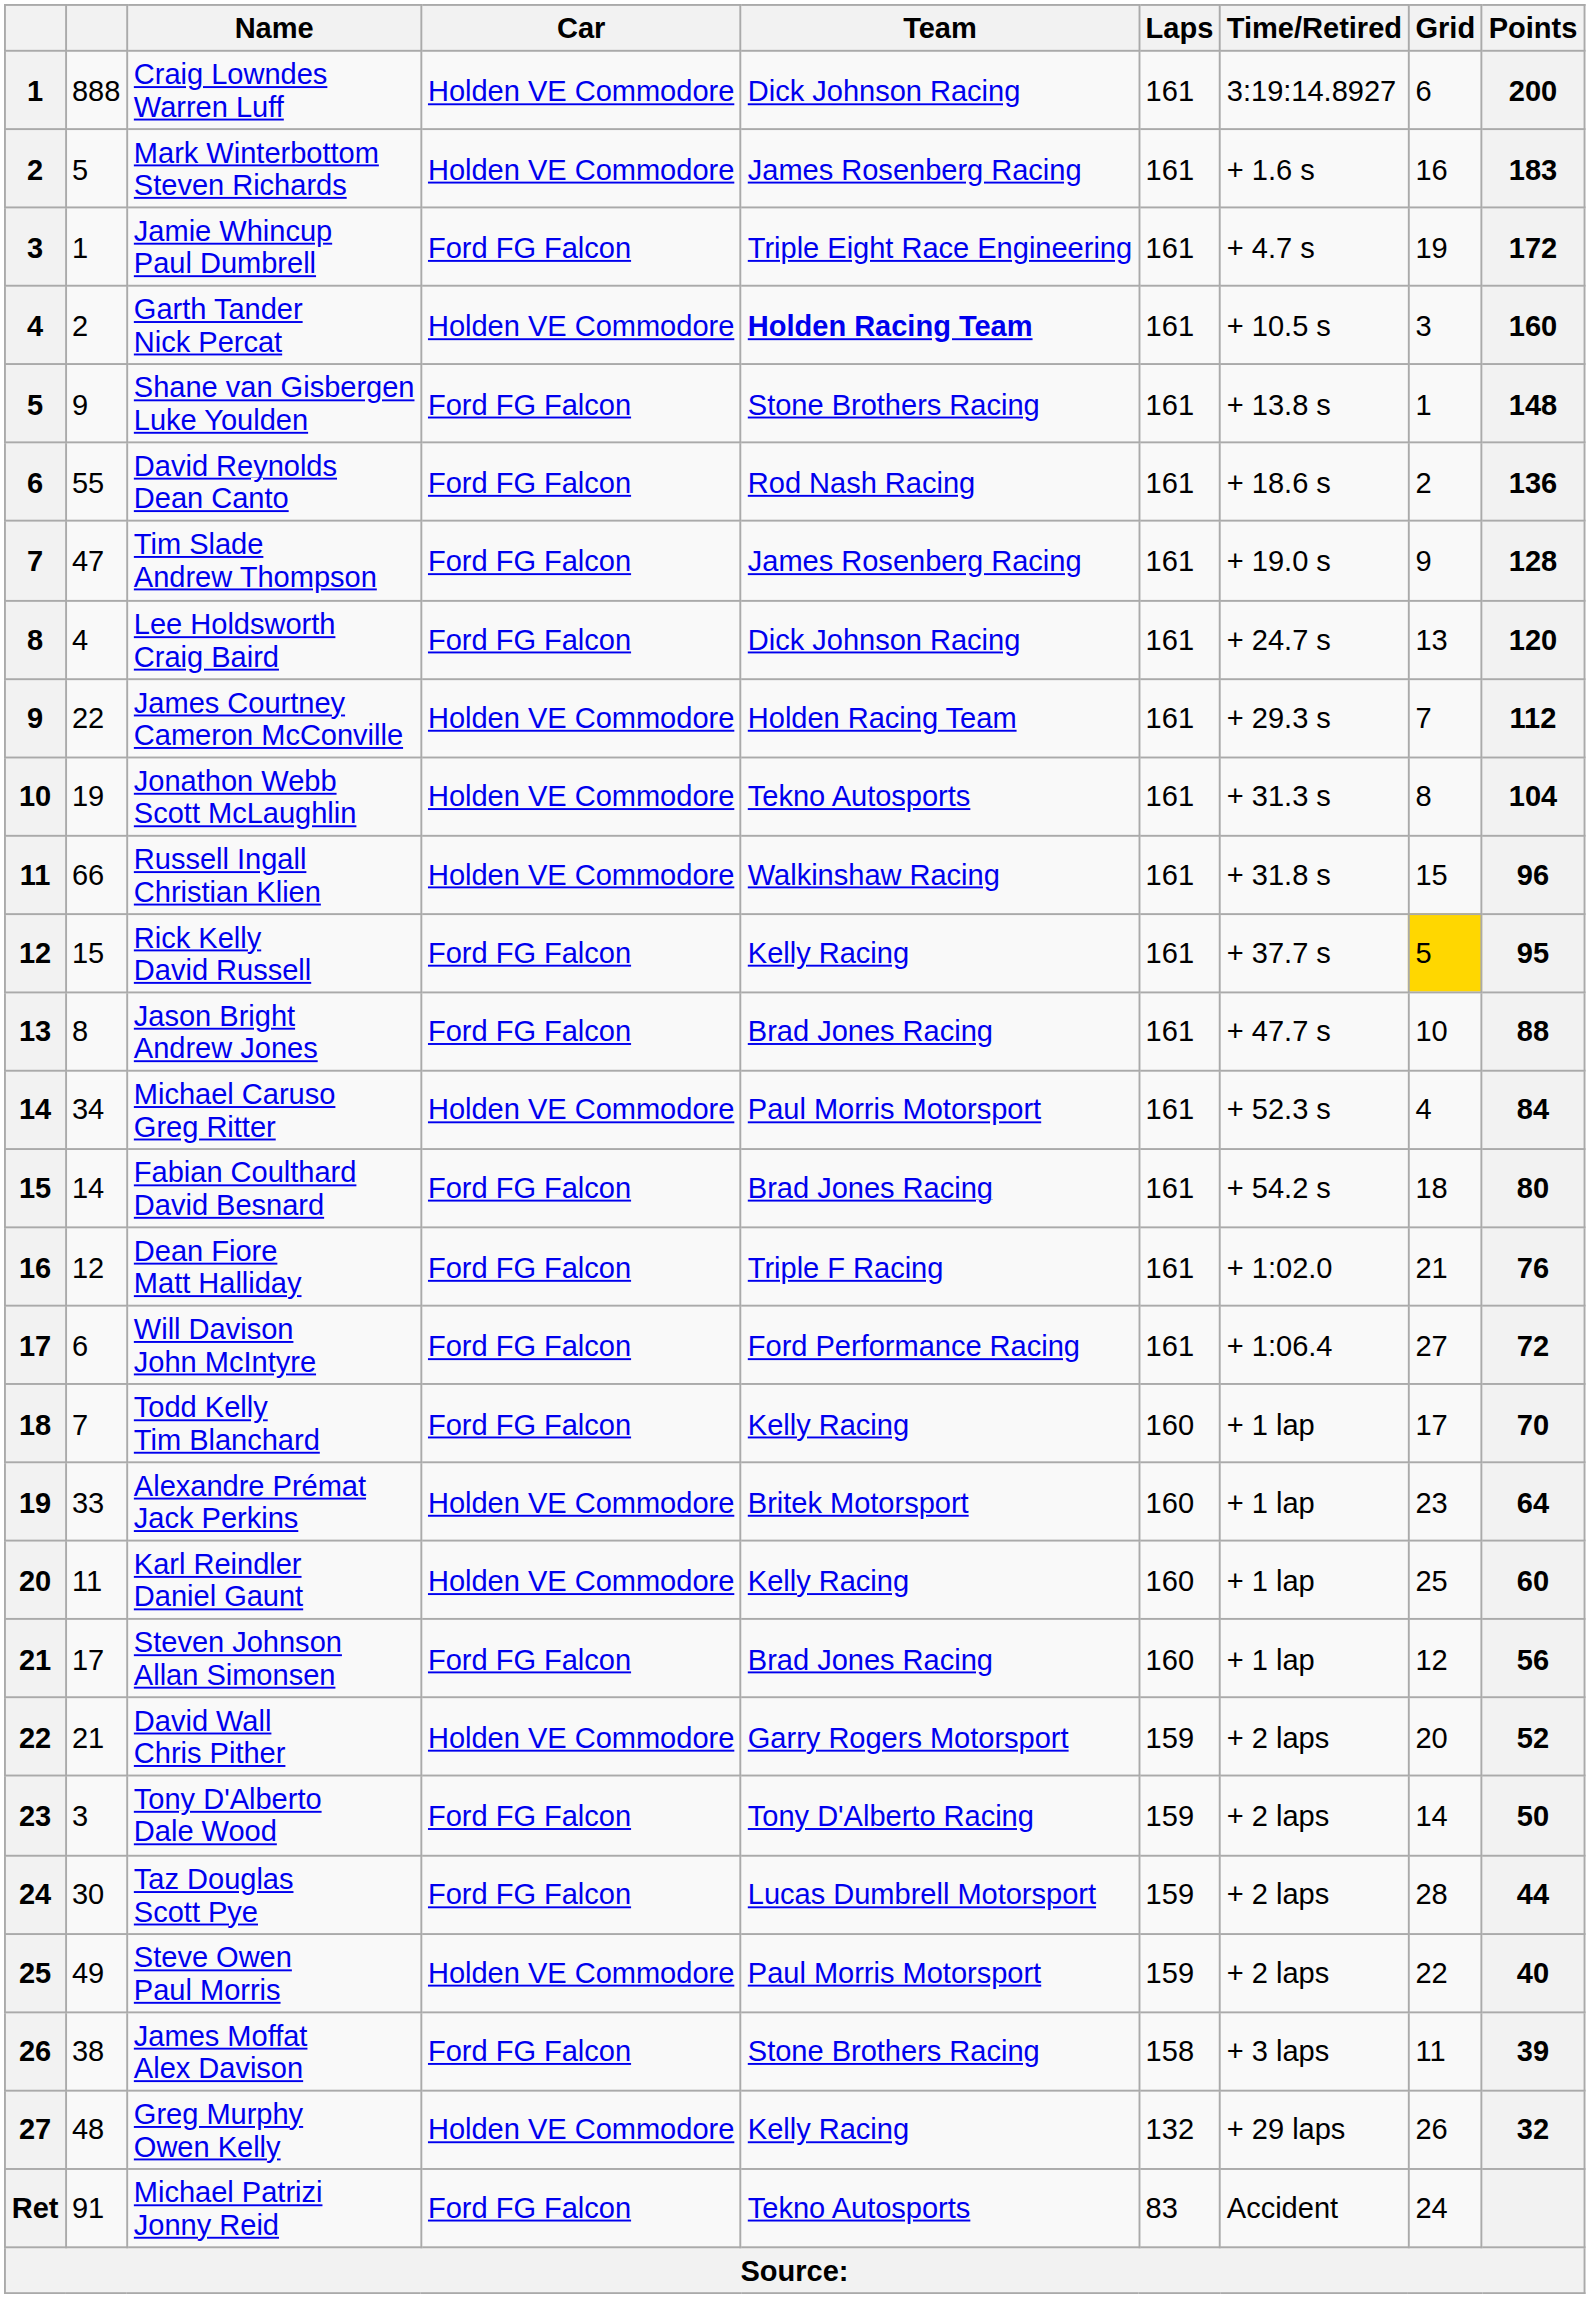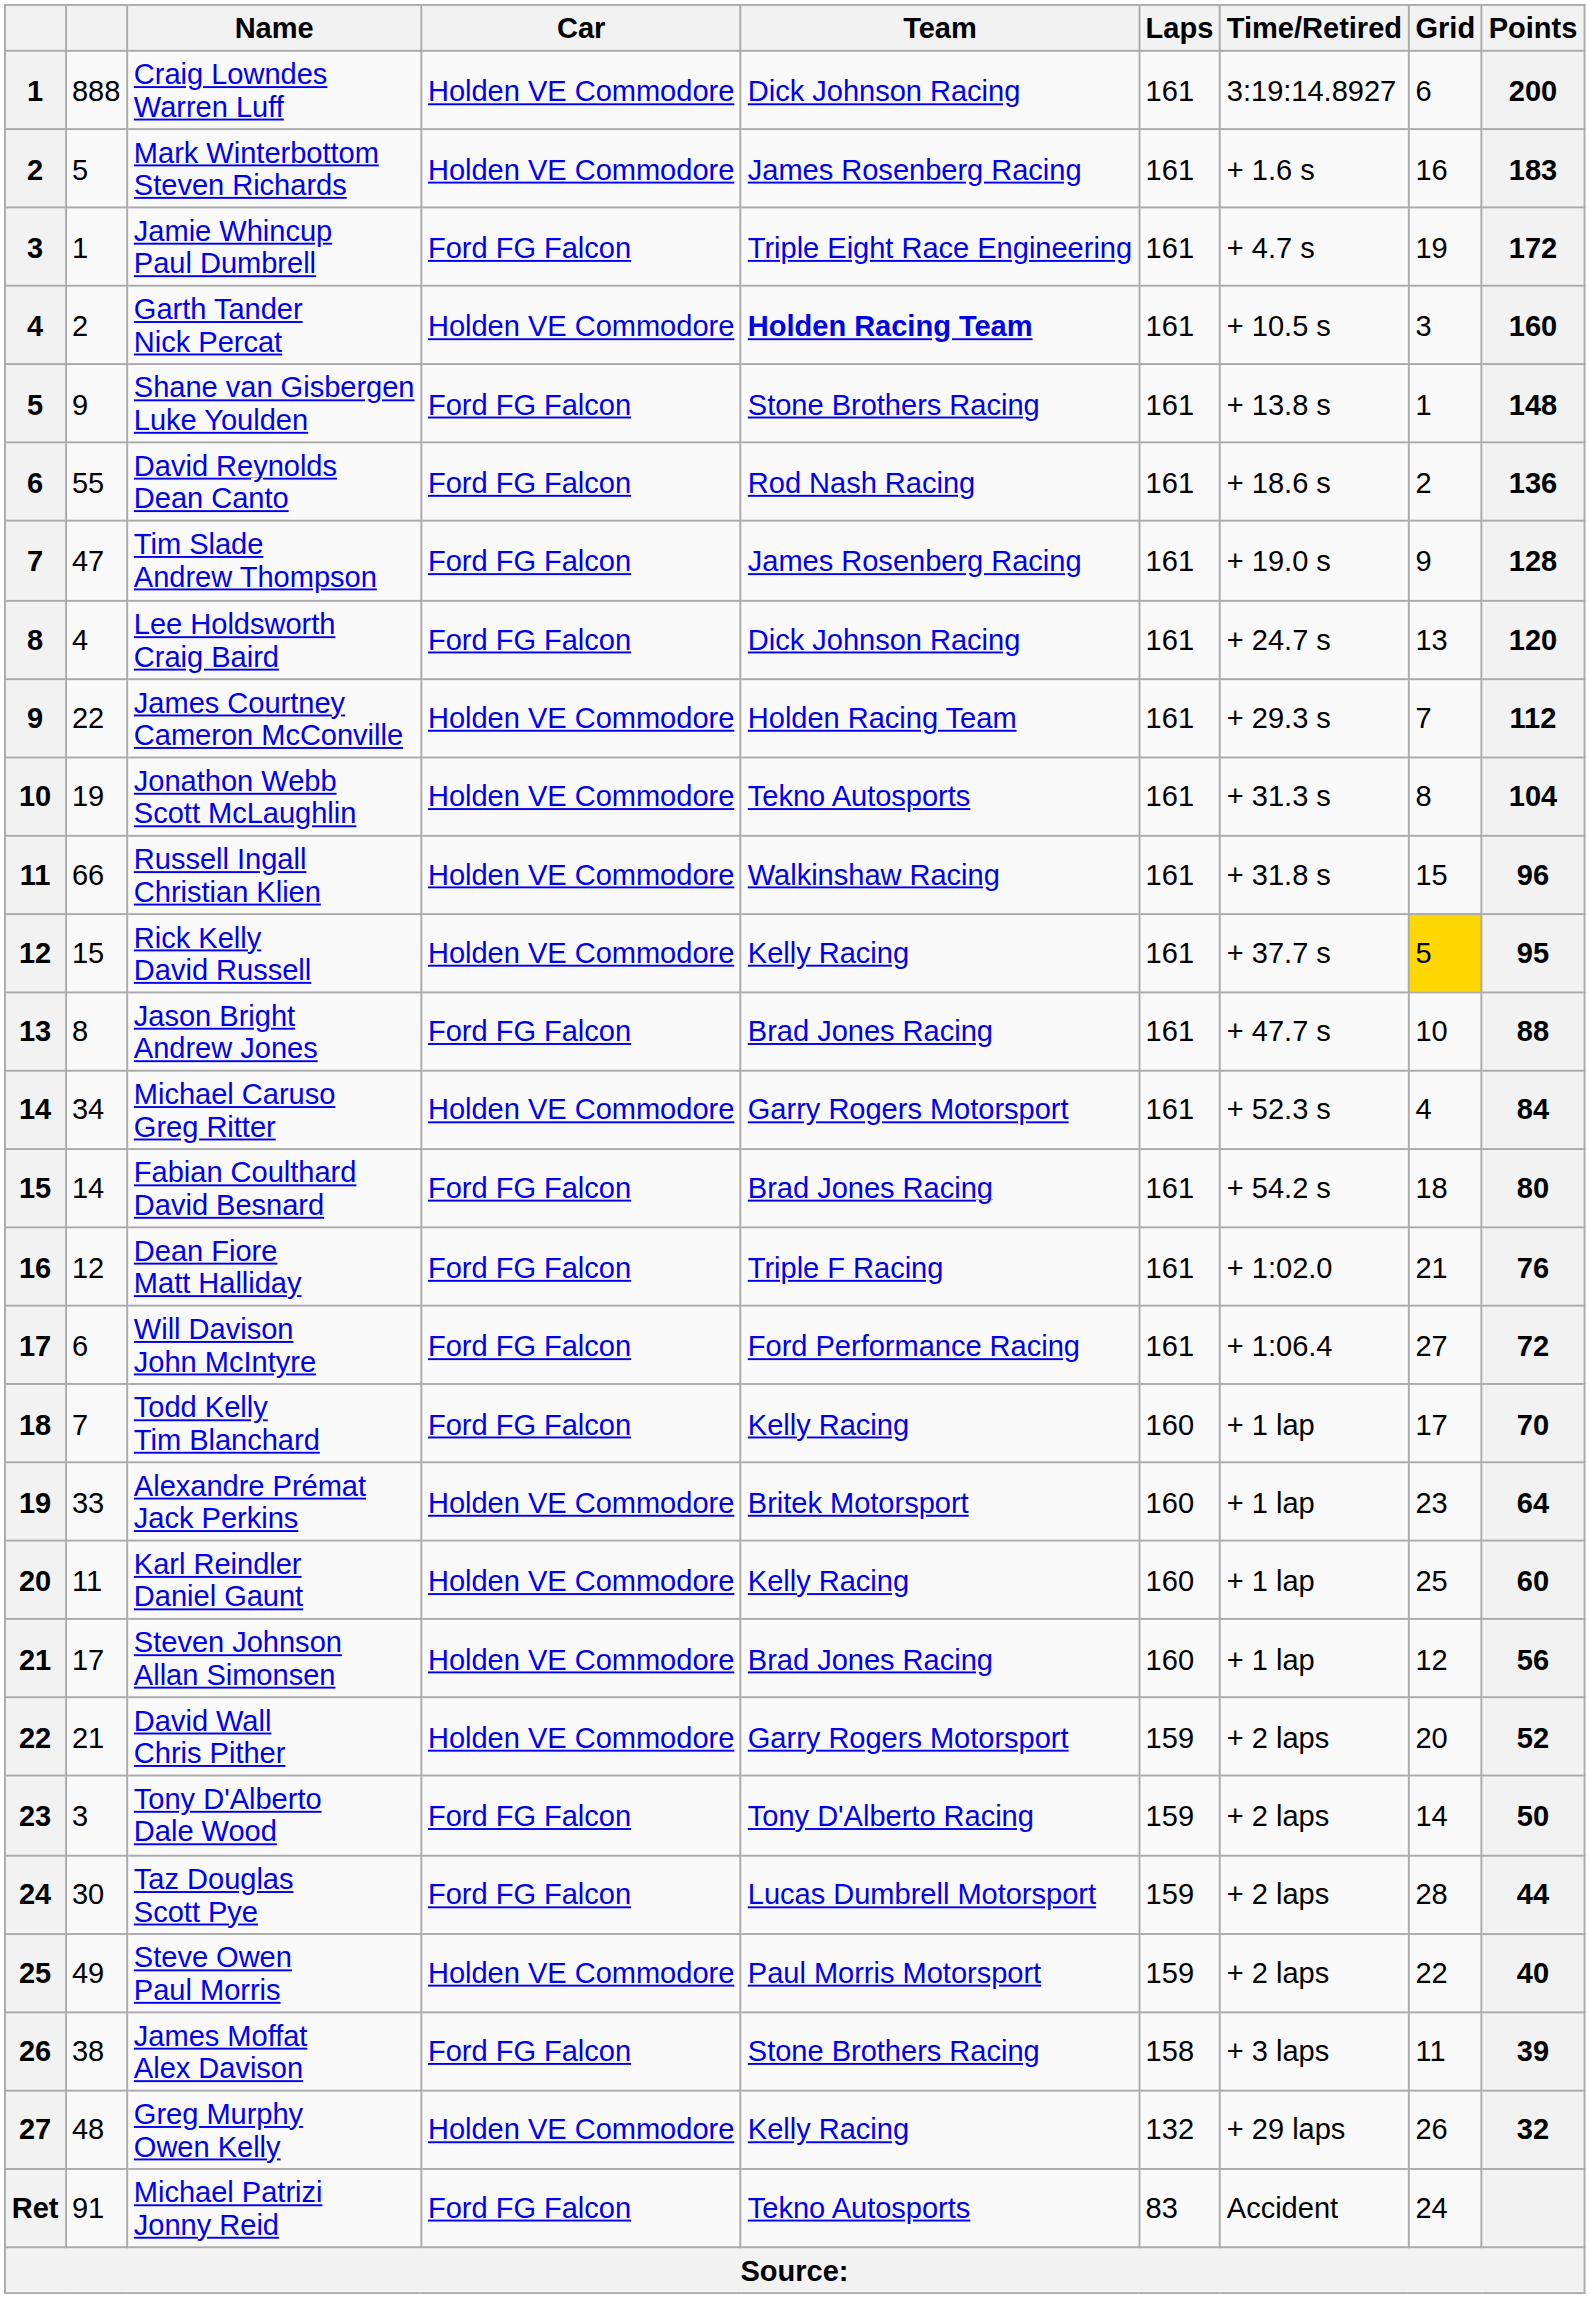(530, 953) Ford FG Falcon -> (581, 953) Holden VE Commodore
(894, 1110) Paul Morris Motorsport -> (908, 1110) Garry Rogers Motorsport
(530, 1659) Ford FG Falcon -> (581, 1659) Holden VE Commodore
